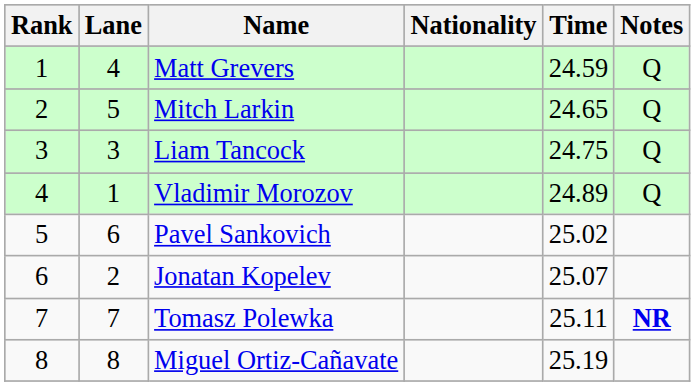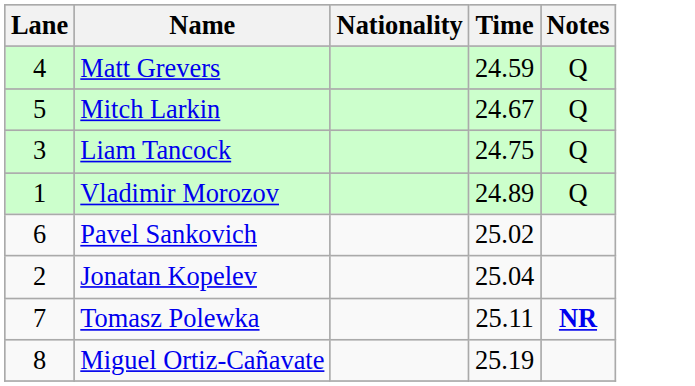- column: (42, 25)
(578, 109) 24.65 -> (505, 109) 24.67
(578, 276) 25.07 -> (505, 276) 25.04
